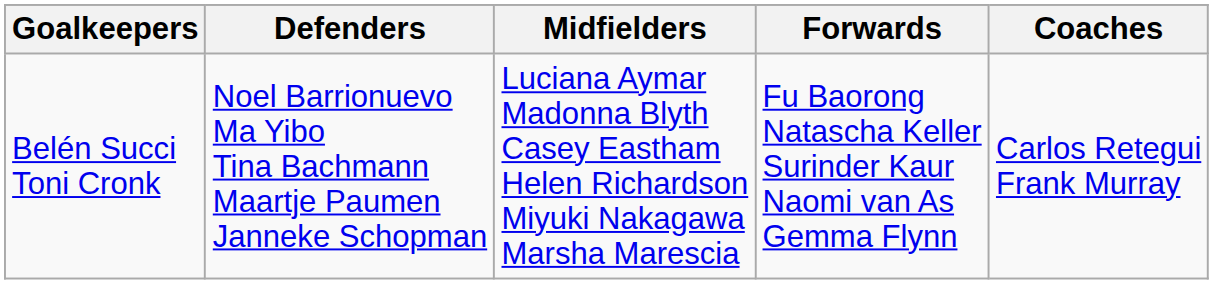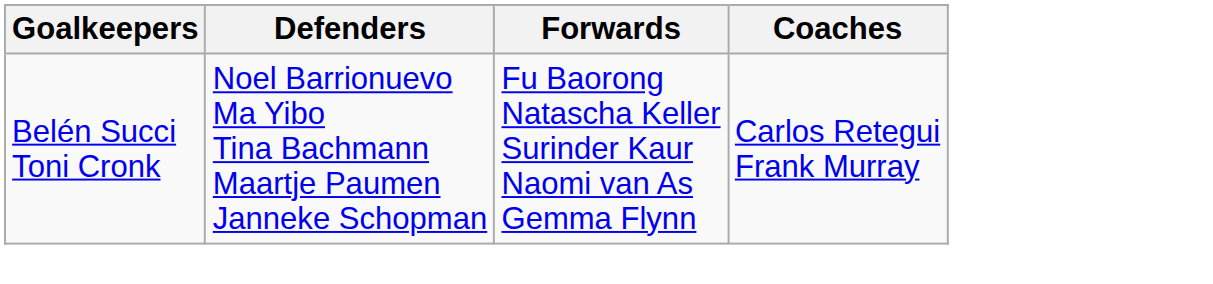- column: (625, 29)
